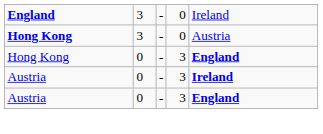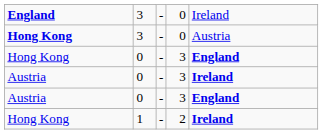+ row: (38, 118)
